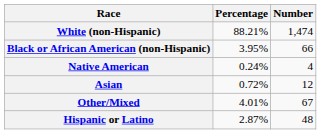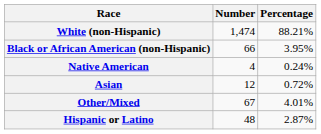columns swapped: (293, 13) <-> (242, 13)
